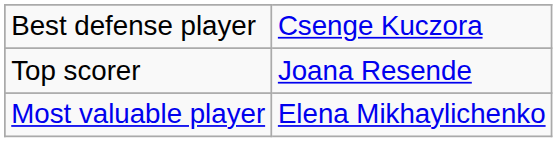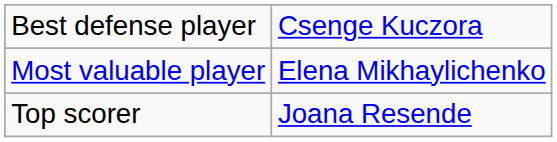rows swapped: (138, 114) <-> (76, 70)
